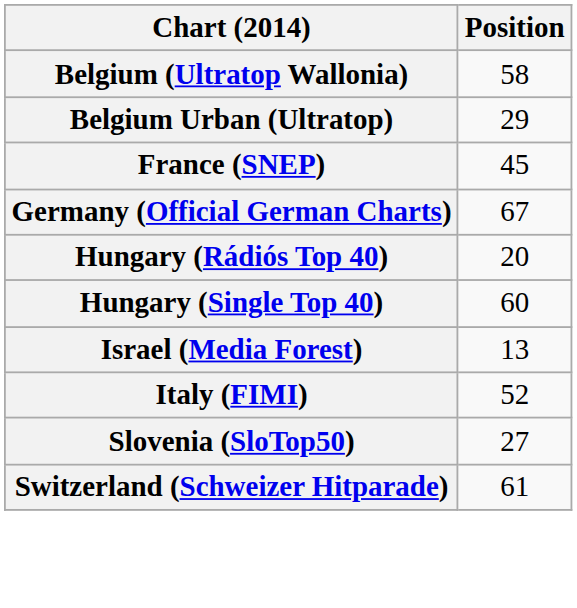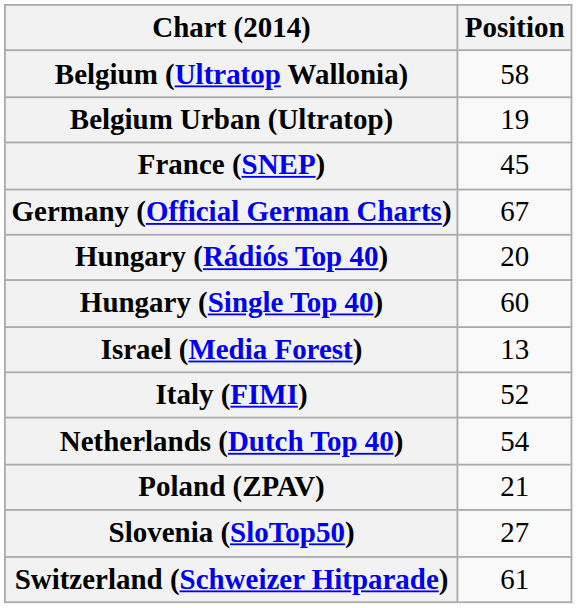(515, 119) 29 -> (515, 119) 19
+ row: (232, 440)
+ row: (232, 486)
